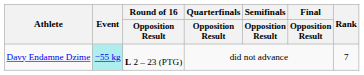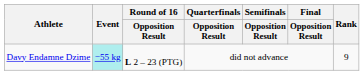(346, 57) 7 -> (346, 57) 9
